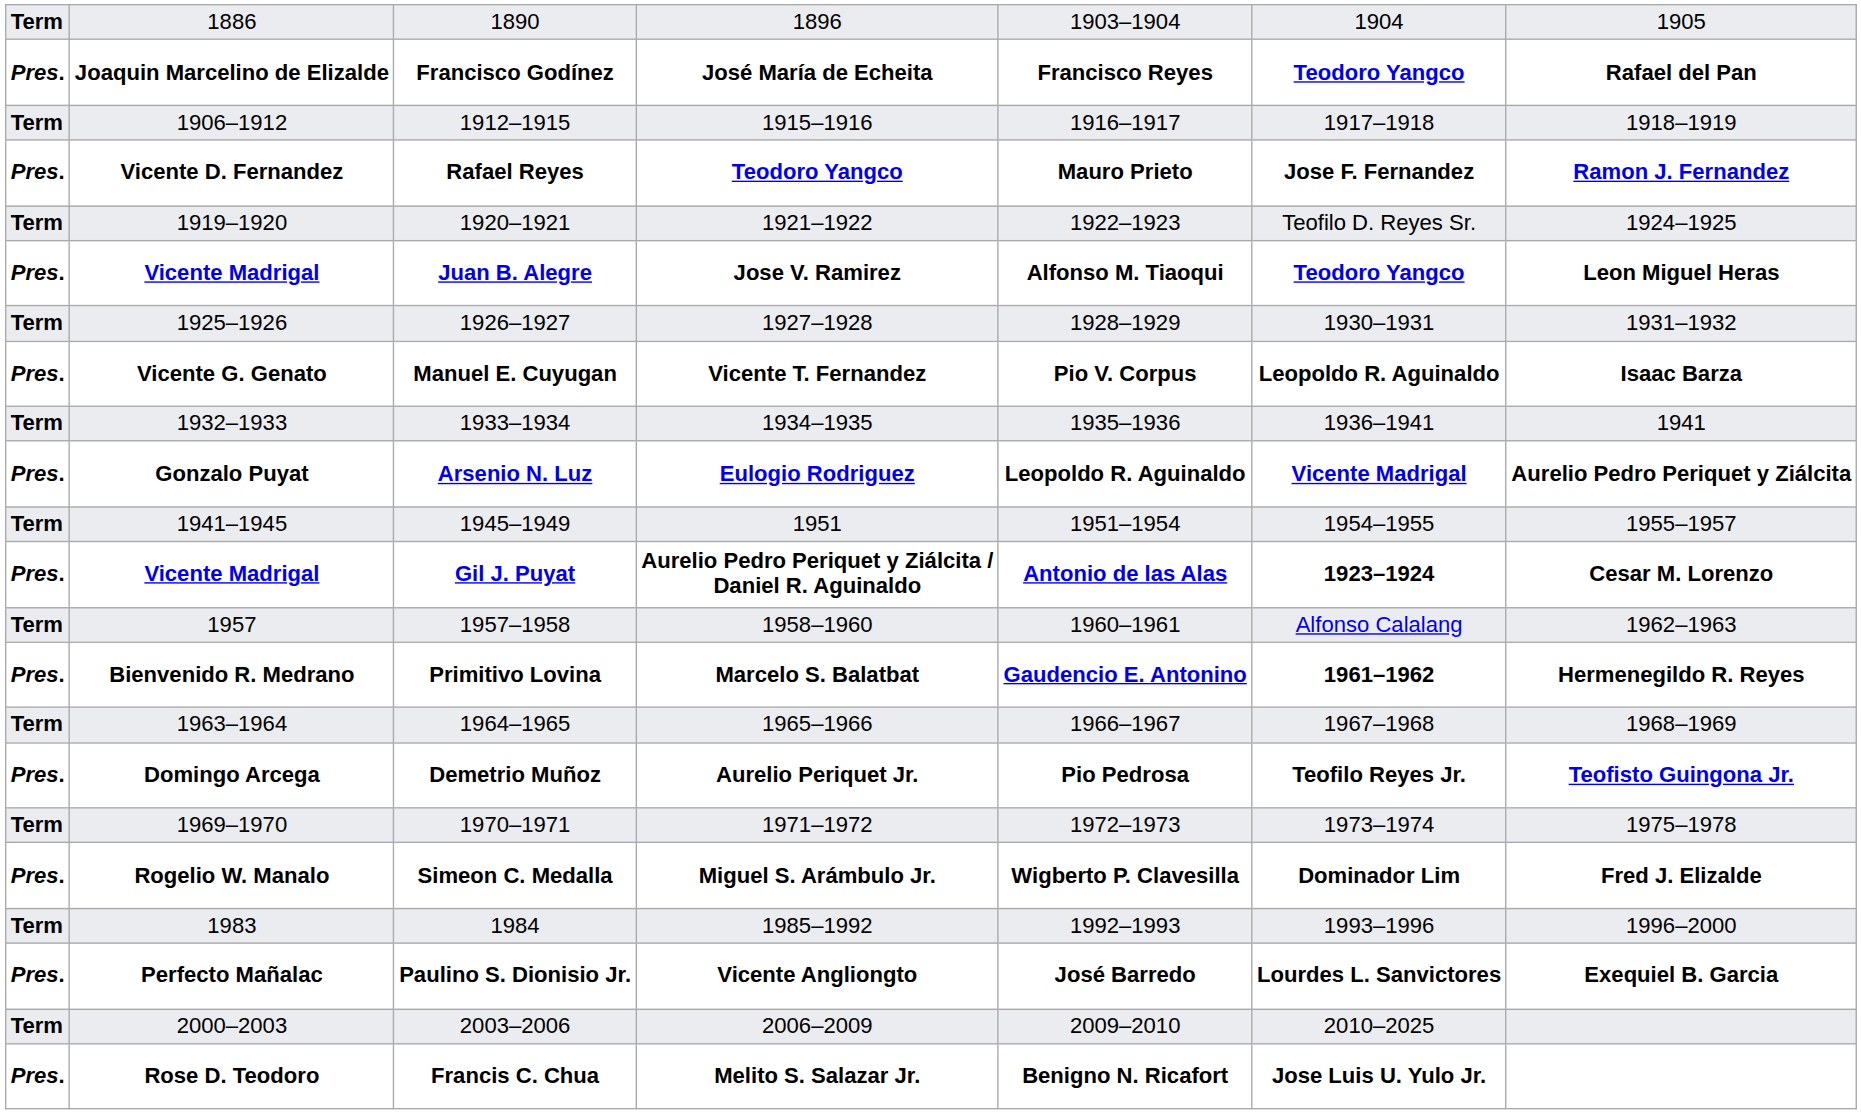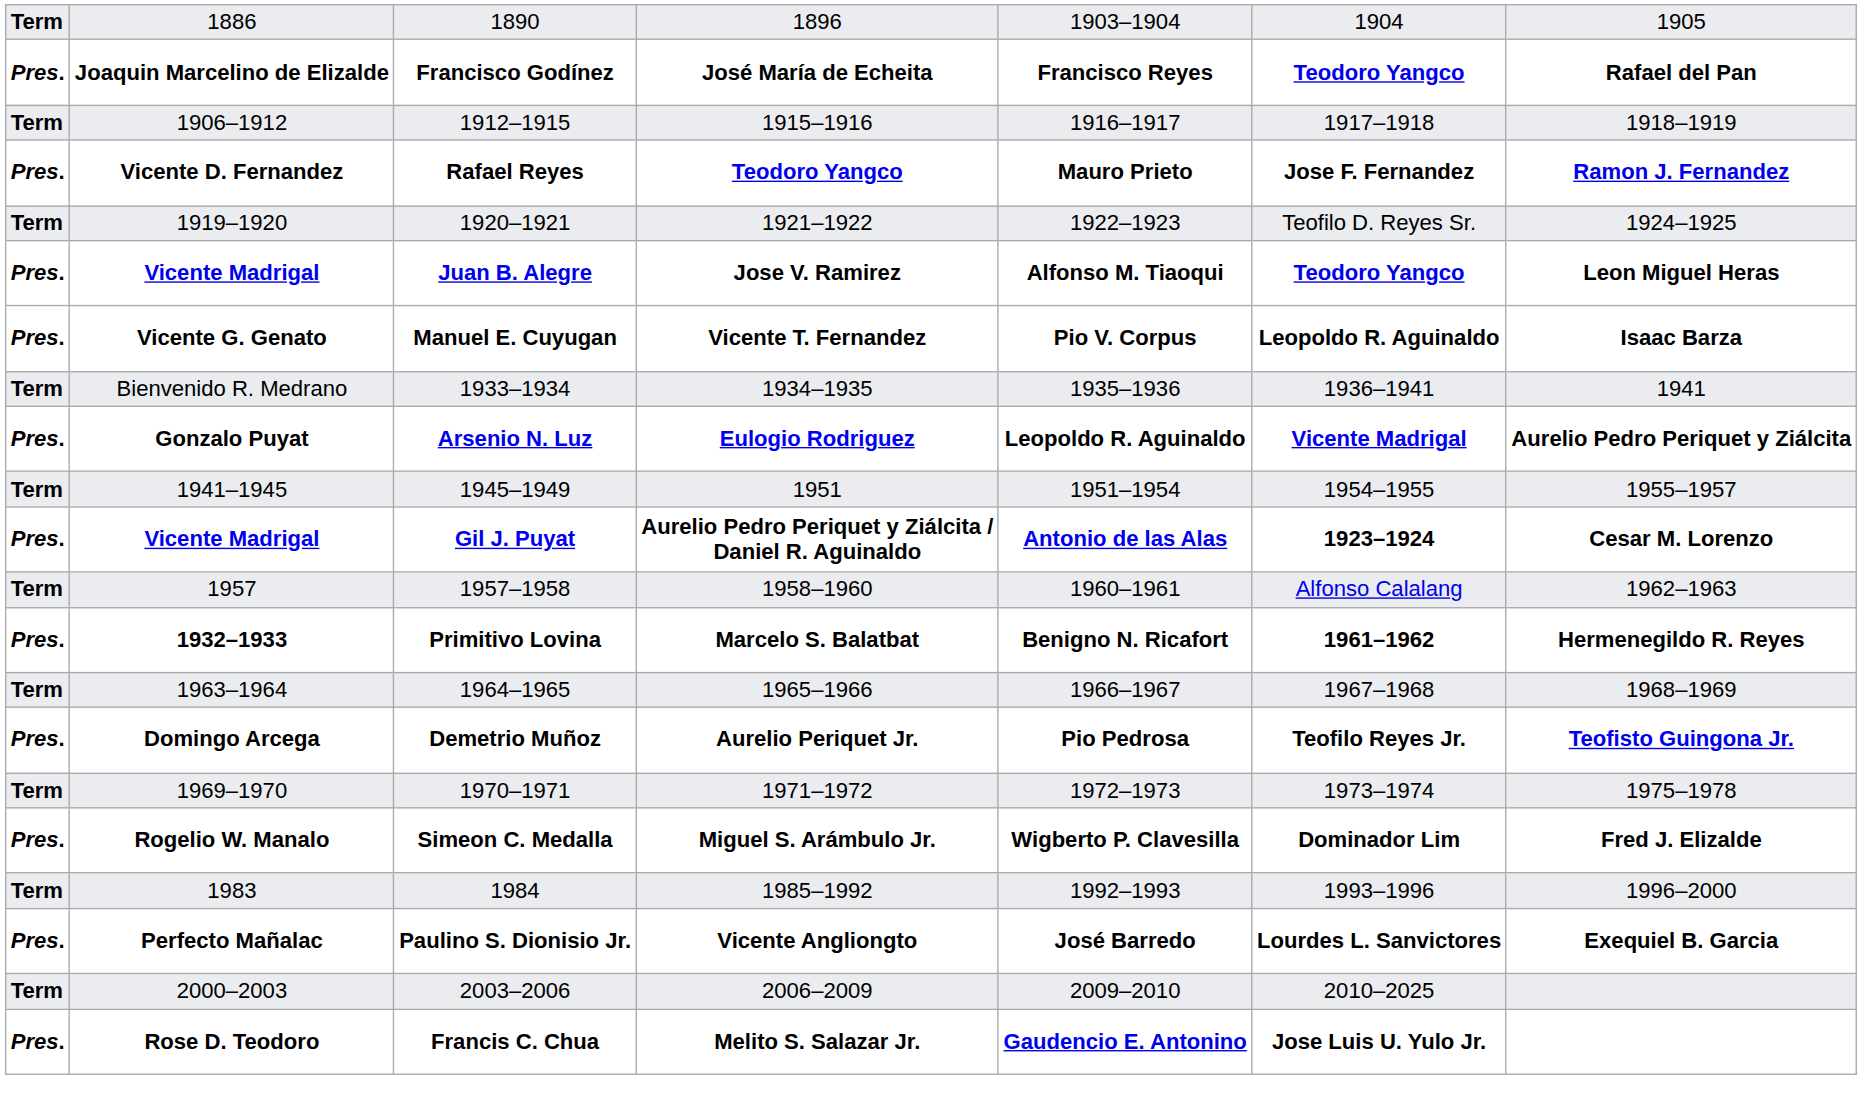- row: (515, 323)
(232, 423) 1932–1933 -> (232, 388) Bienvenido R. Medrano
(232, 674) Bienvenido R. Medrano -> (232, 639) 1932–1933
(1125, 674) Gaudencio E. Antonino -> (1125, 639) Benigno N. Ricafort
(1125, 1076) Benigno N. Ricafort -> (1125, 1041) Gaudencio E. Antonino
